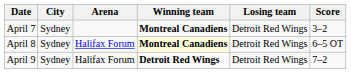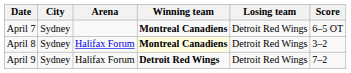(320, 28) 3–2 -> (328, 28) 6–5 OT
(328, 44) 6–5 OT -> (320, 44) 3–2
